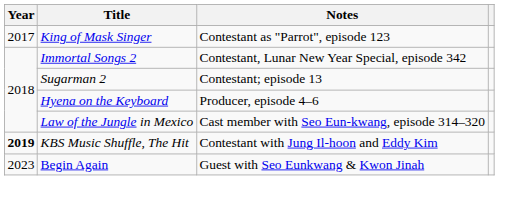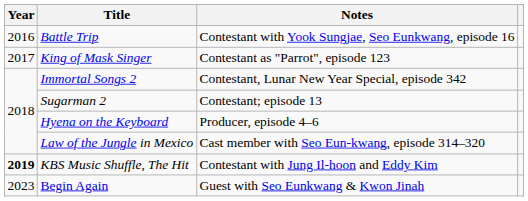+ row: (70, 36)
